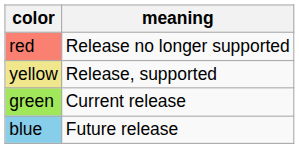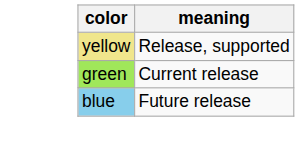- row: (22, 46)
